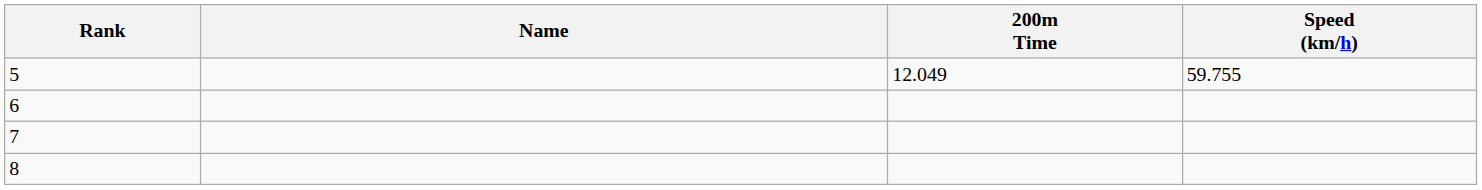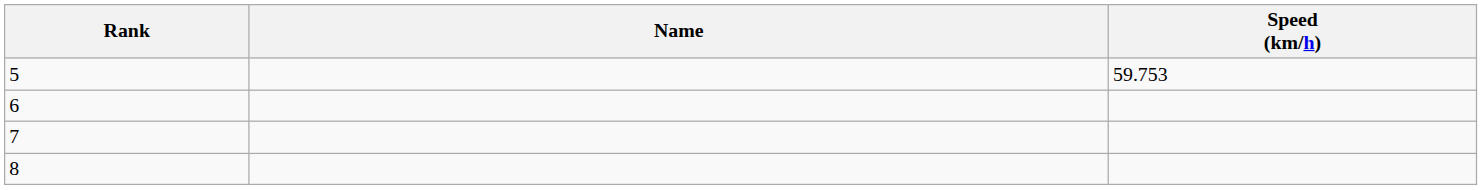- column: (1035, 31)
(1214, 74) 59.755 -> (1140, 74) 59.753
